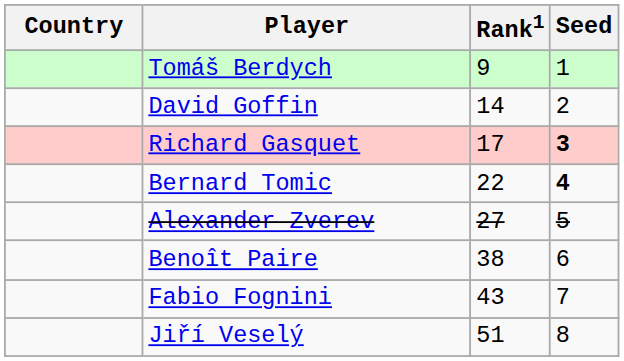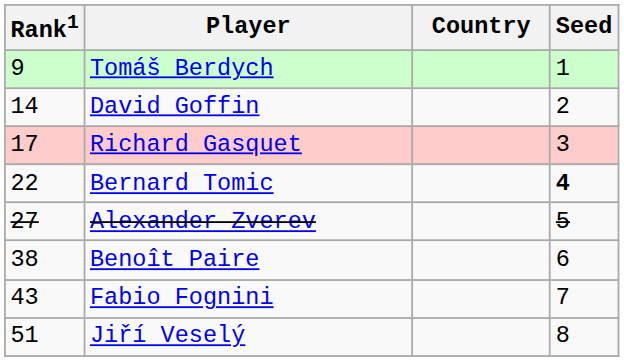columns swapped: (74, 27) <-> (510, 27)
(563, 145) bold -> (563, 145) normal
